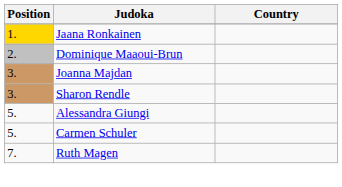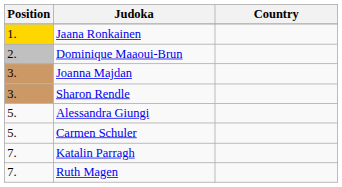+ row: (95, 152)
